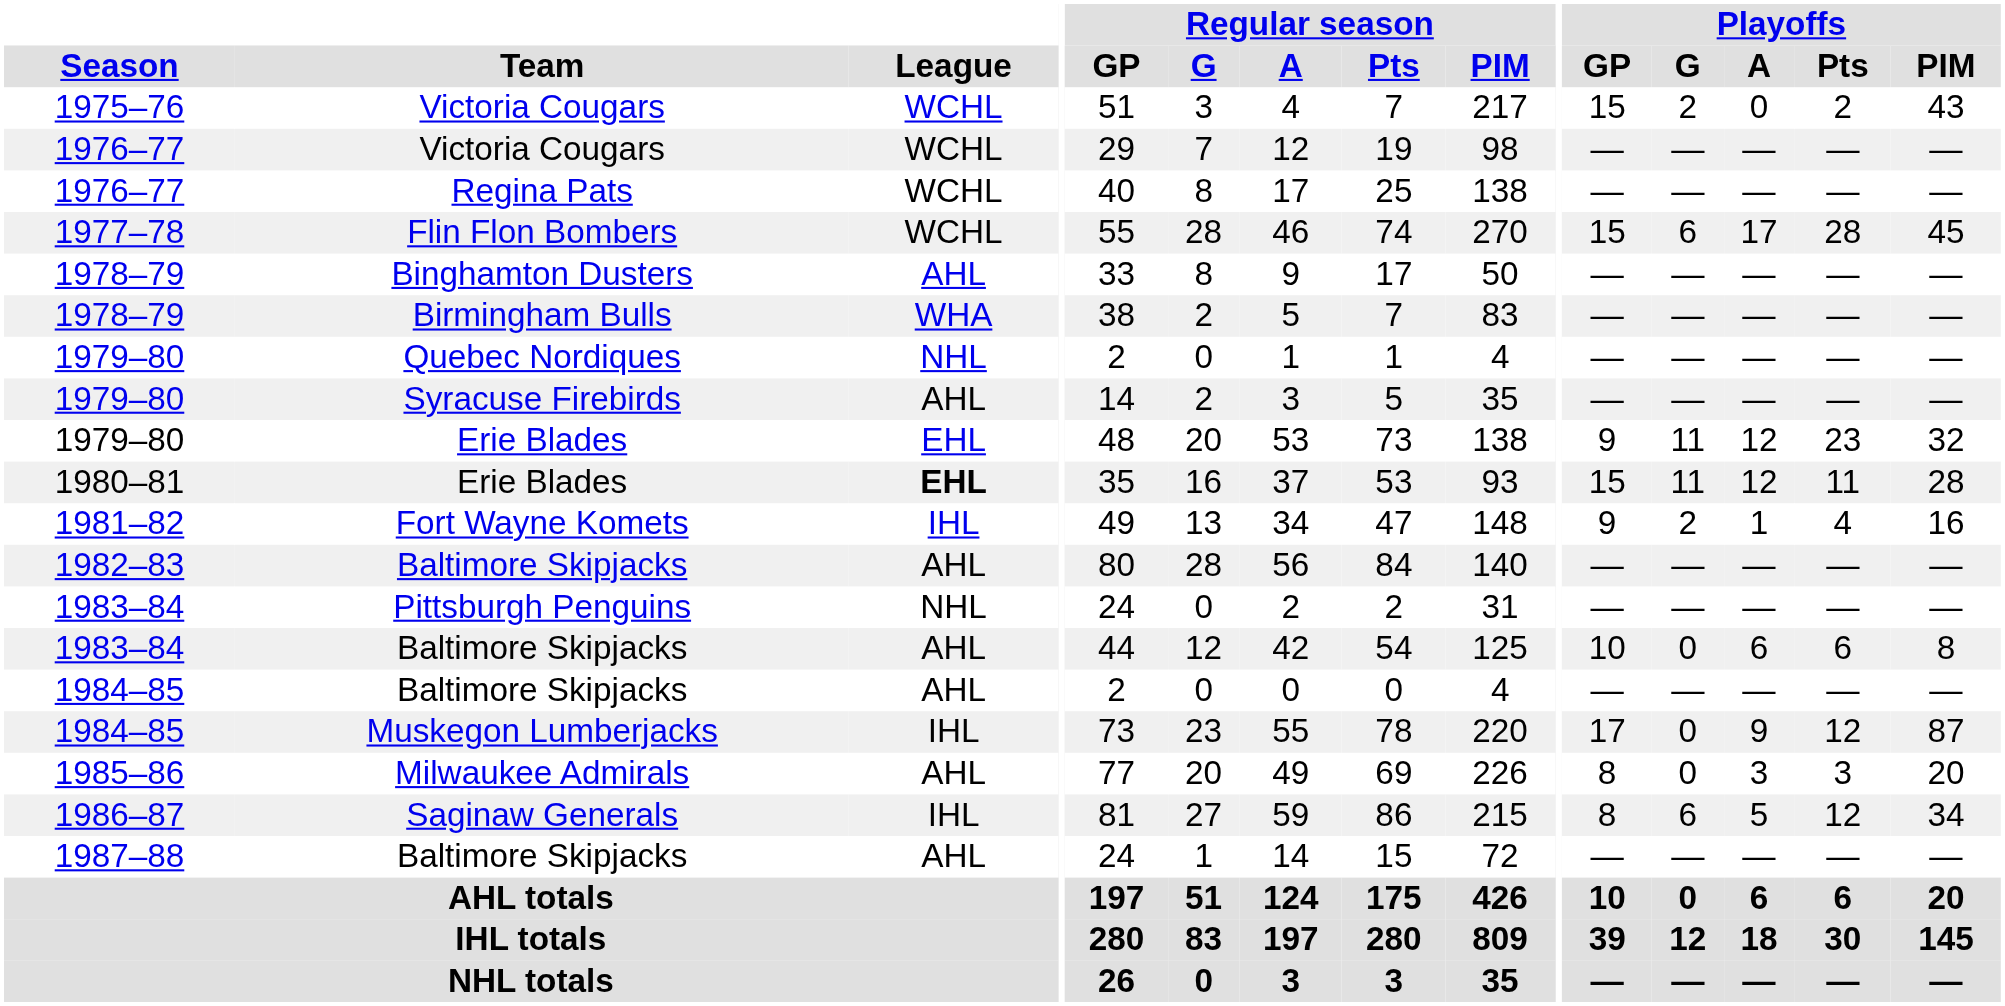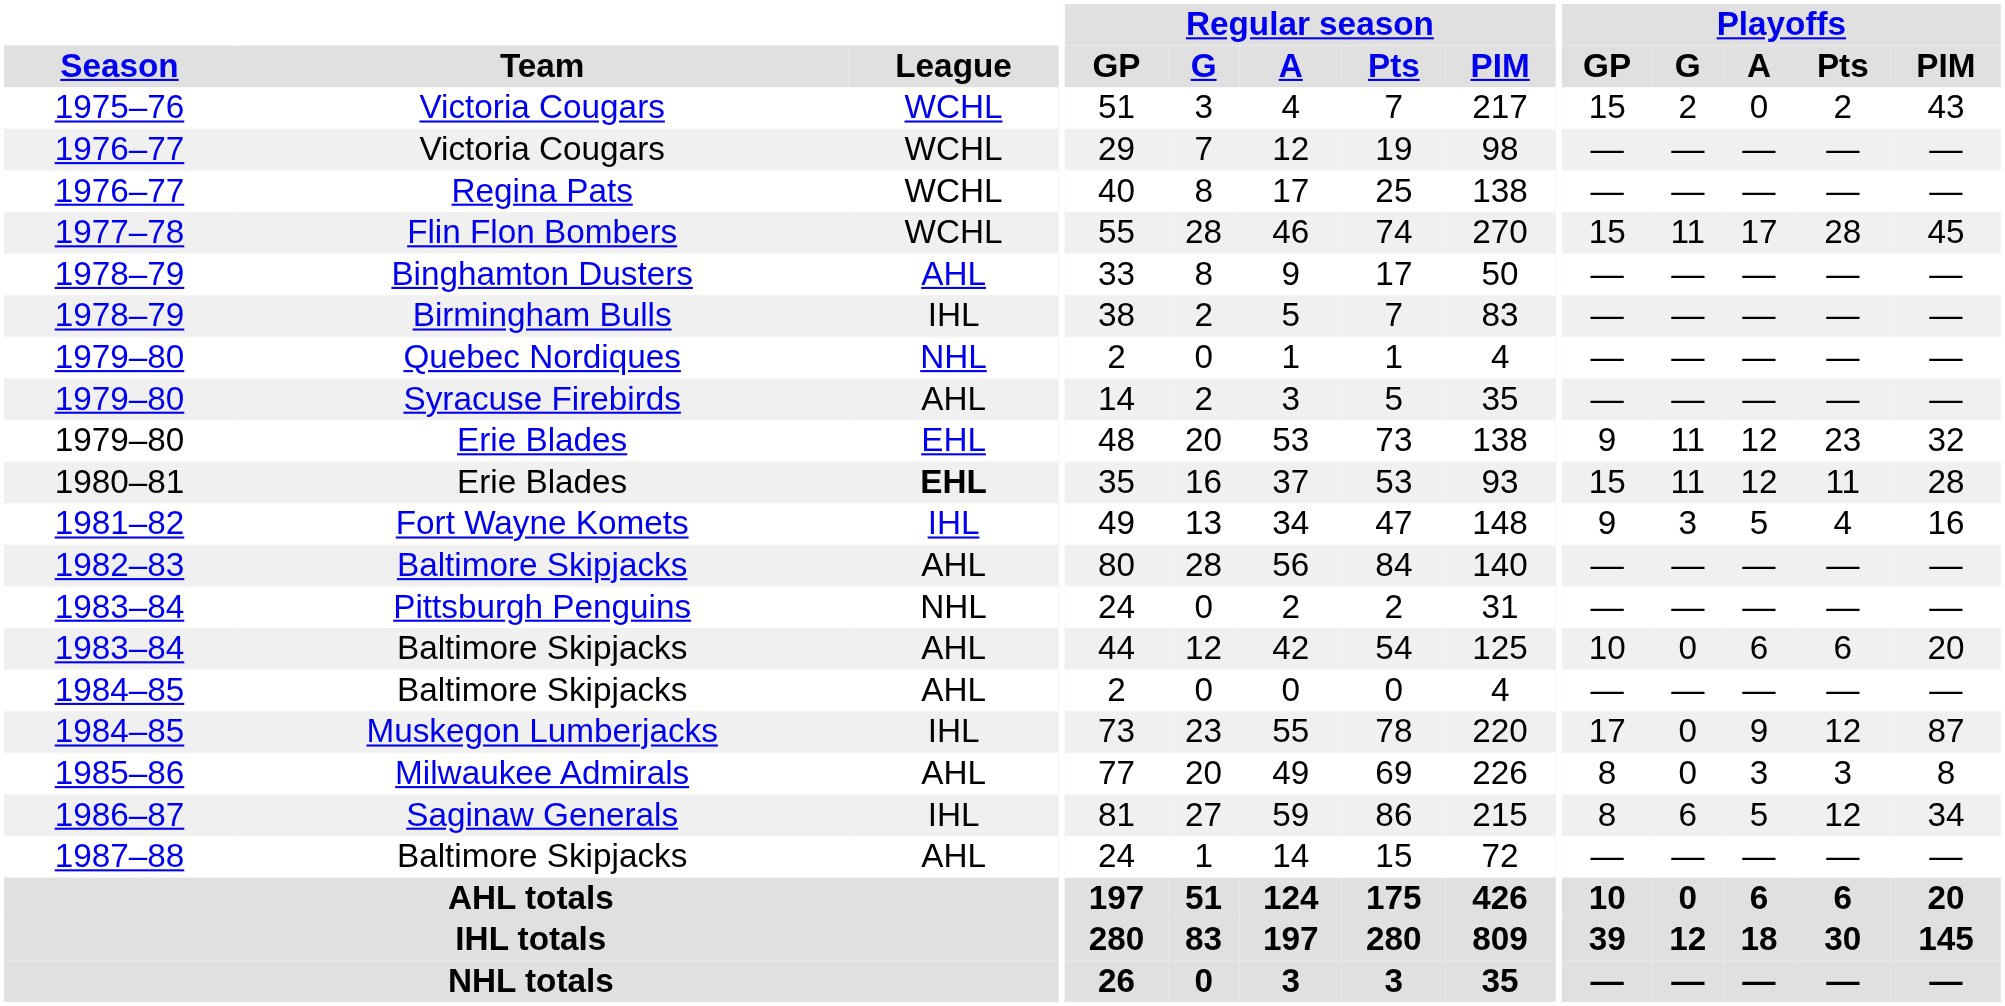(1688, 232) 6 -> (1688, 232) 11
(954, 315) WHA -> (954, 315) IHL
(1688, 523) 2 -> (1688, 523) 3
(1759, 523) 1 -> (1759, 523) 5
(1946, 648) 8 -> (1946, 648) 20
(1946, 773) 20 -> (1946, 773) 8
